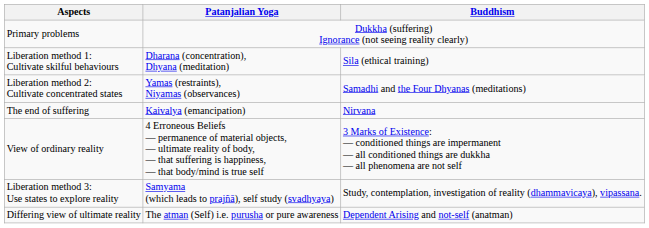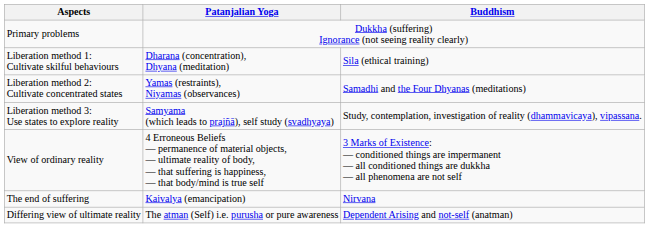rows swapped: (63, 193) <-> (48, 110)
